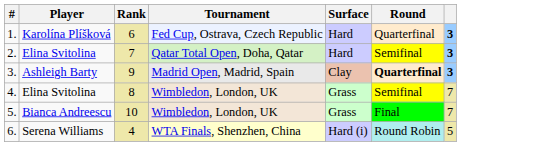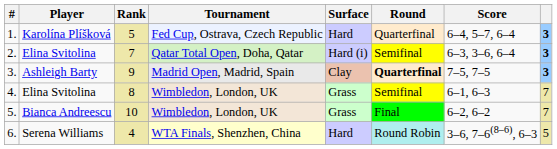+ column: (492, 14)
(131, 33) 6 -> (131, 33) 5
(341, 53) Hard -> (348, 53) Hard (i)
(348, 131) Hard (i) -> (341, 133) Hard
